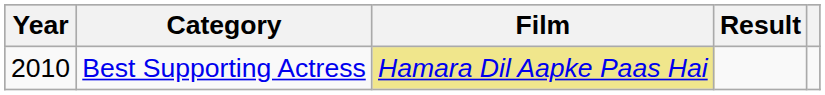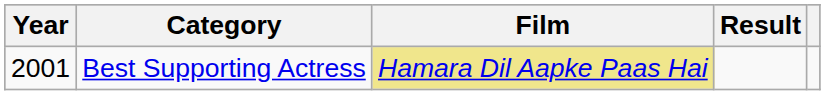(40, 67) 2010 -> (40, 67) 2001
